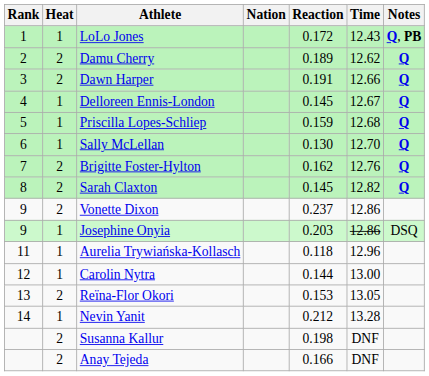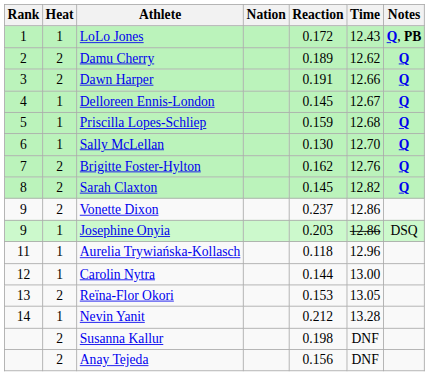(318, 360) 0.166 -> (318, 360) 0.156
